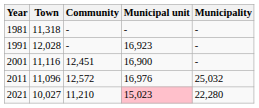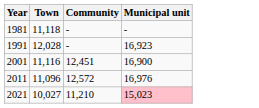- column: (223, 12)
(46, 29) 11,318 -> (46, 29) 11,118
